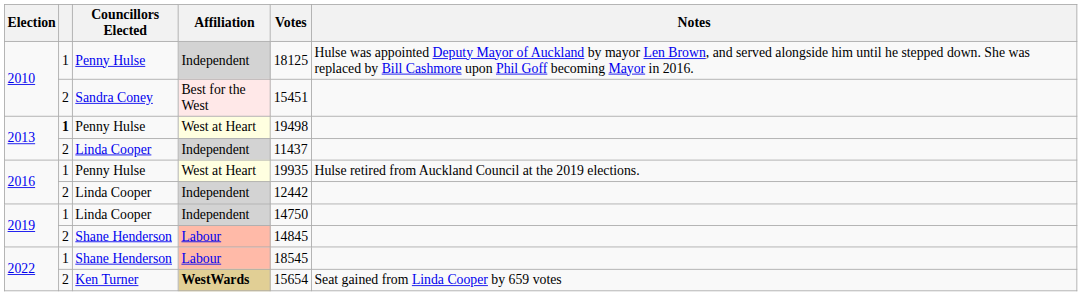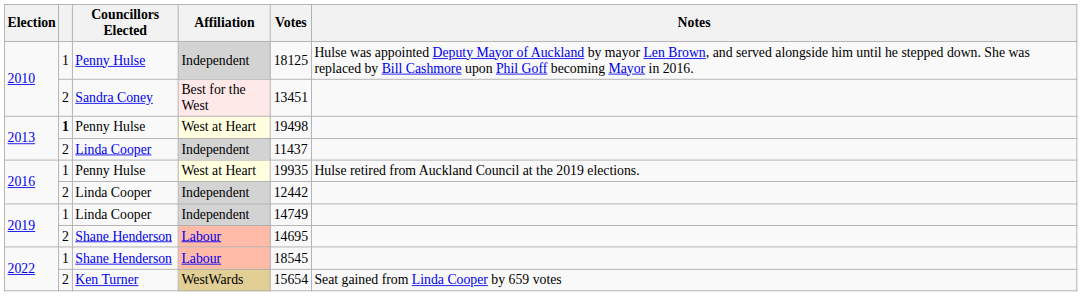(291, 97) 15451 -> (291, 97) 13451
(291, 214) 14750 -> (291, 214) 14749
(291, 236) 14845 -> (291, 236) 14695
(215, 280) bold -> (212, 280) normal
